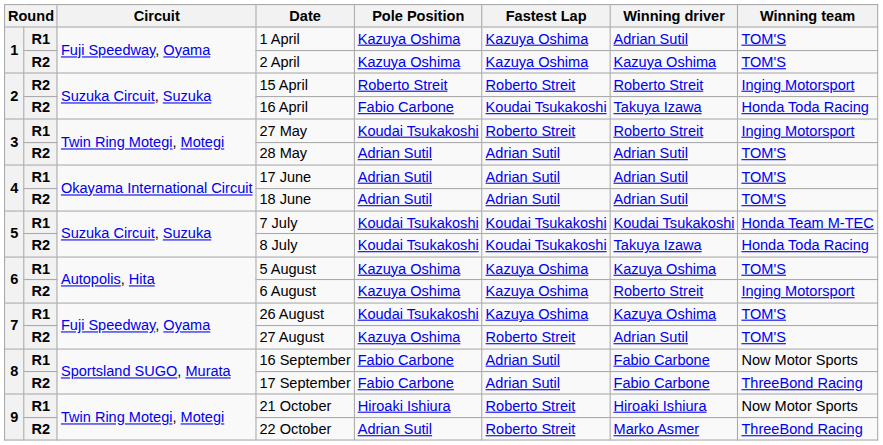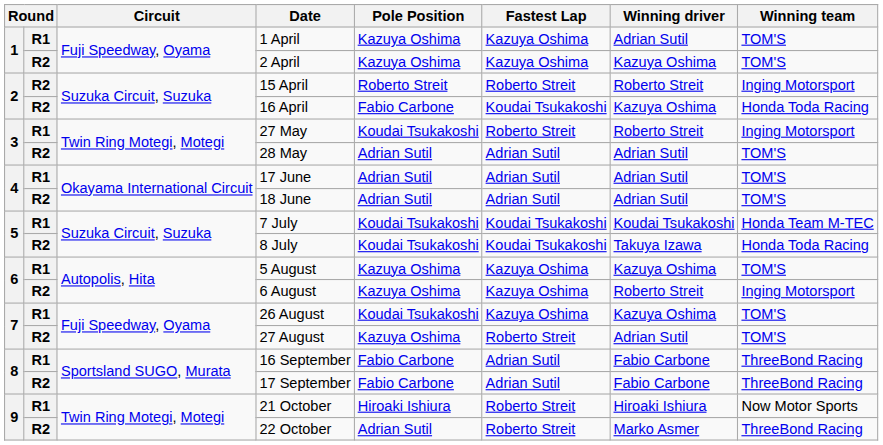(658, 107) Takuya Izawa -> (665, 107) Kazuya Oshima
(800, 360) Now Motor Sports -> (802, 360) ThreeBond Racing
